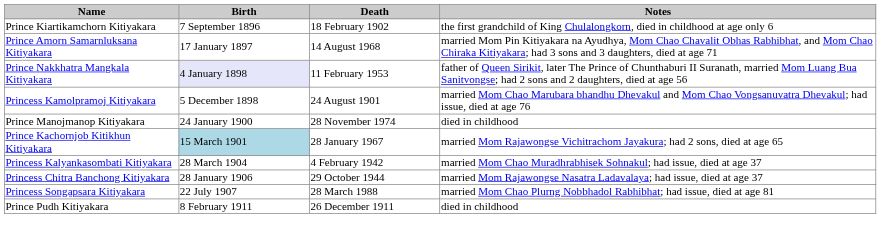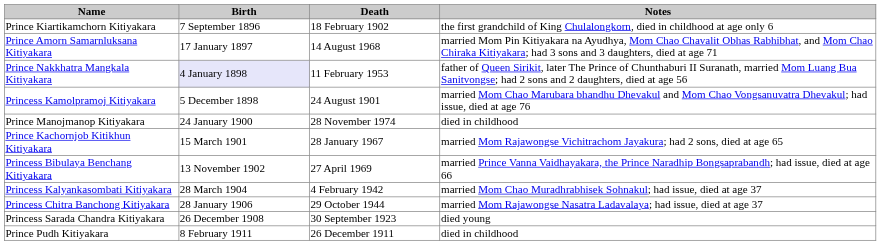(213, 142) lightblue background -> (213, 142) no background
+ row: (69, 169)
- row: (75, 191)
+ row: (85, 218)
